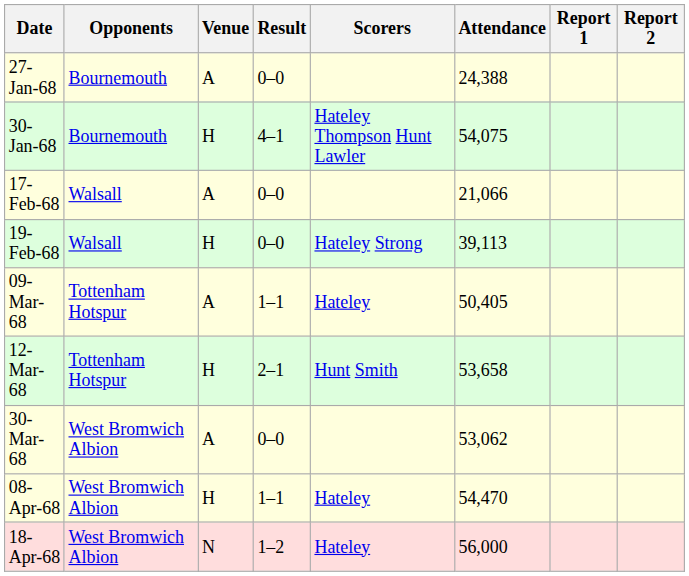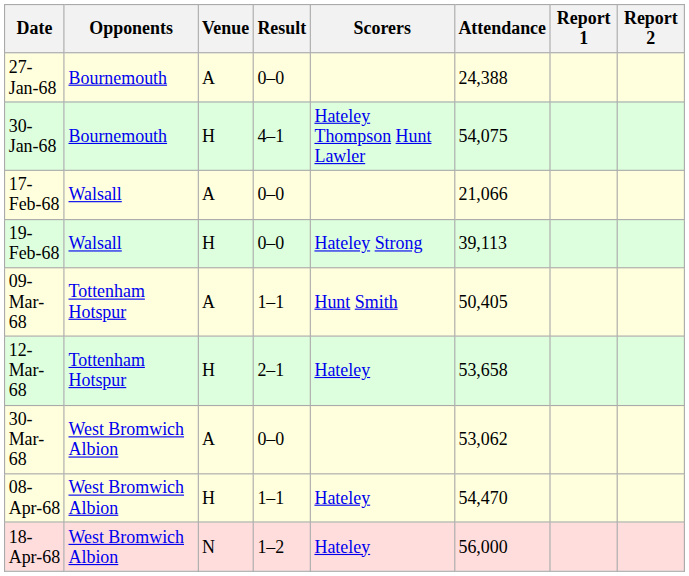(342, 301) Hateley -> (356, 301) Hunt Smith
(356, 370) Hunt Smith -> (342, 370) Hateley
